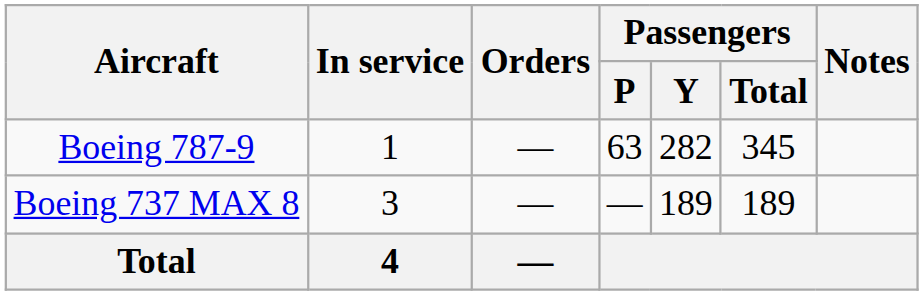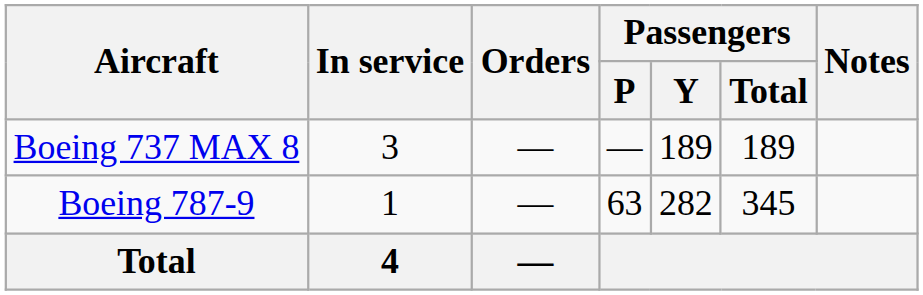rows swapped: (156, 203) <-> (156, 146)
